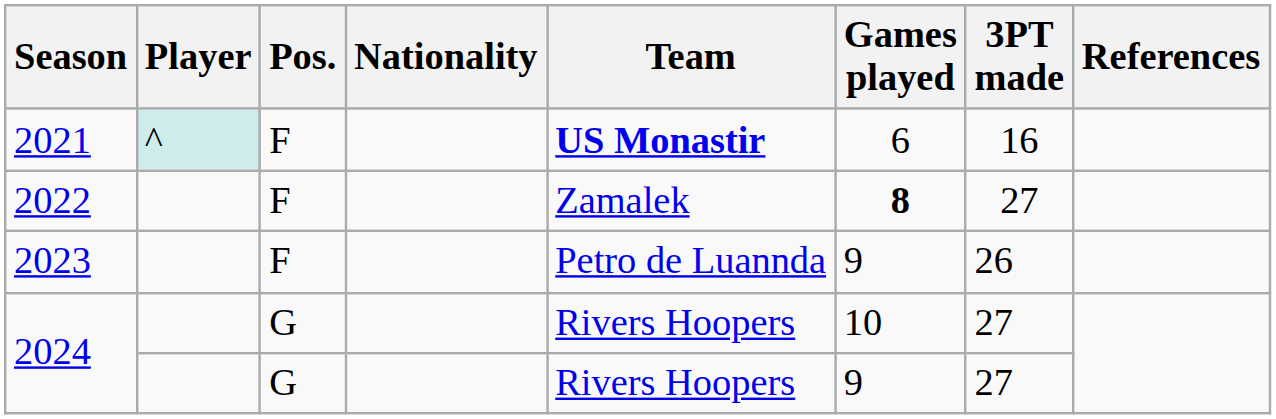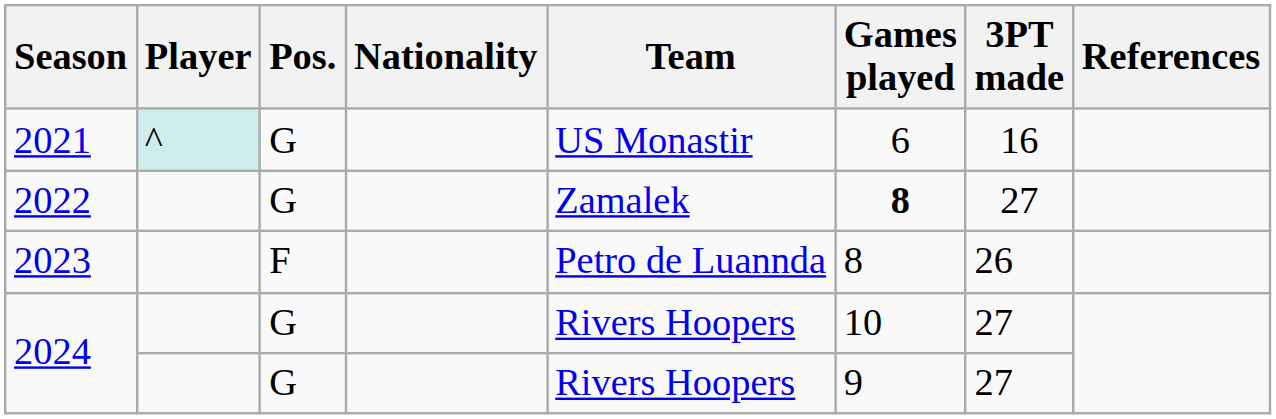(280, 139) F -> (283, 139) G
(660, 139) bold -> (654, 139) normal
(280, 199) F -> (283, 199) G
(853, 260) 9 -> (853, 260) 8
